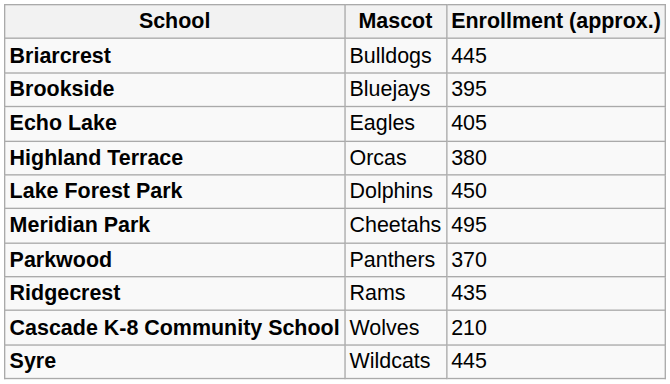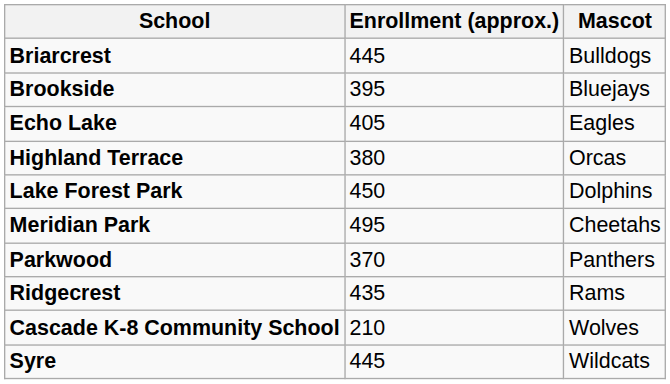columns swapped: (556, 21) <-> (395, 21)
